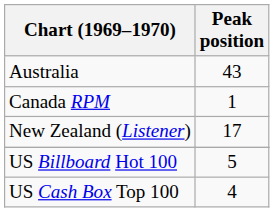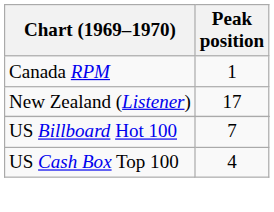- row: (44, 71)
(232, 161) 5 -> (232, 131) 7
